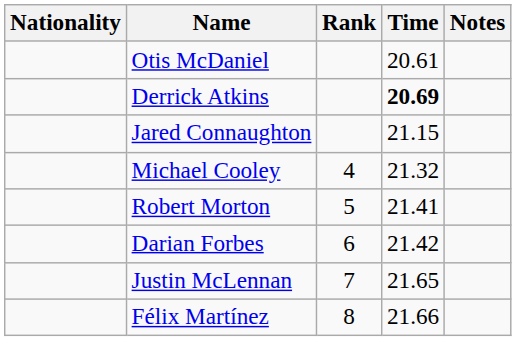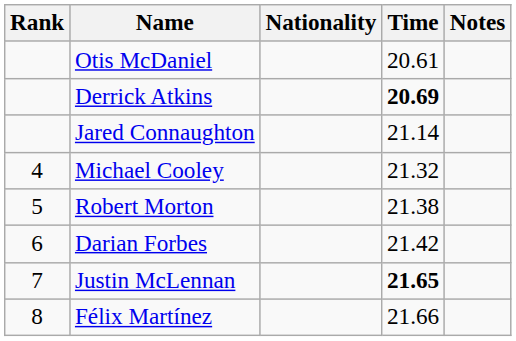columns swapped: (349, 22) <-> (66, 22)
(413, 133) 21.15 -> (413, 133) 21.14
(413, 206) 21.41 -> (413, 206) 21.38
(413, 280) normal -> (413, 280) bold
